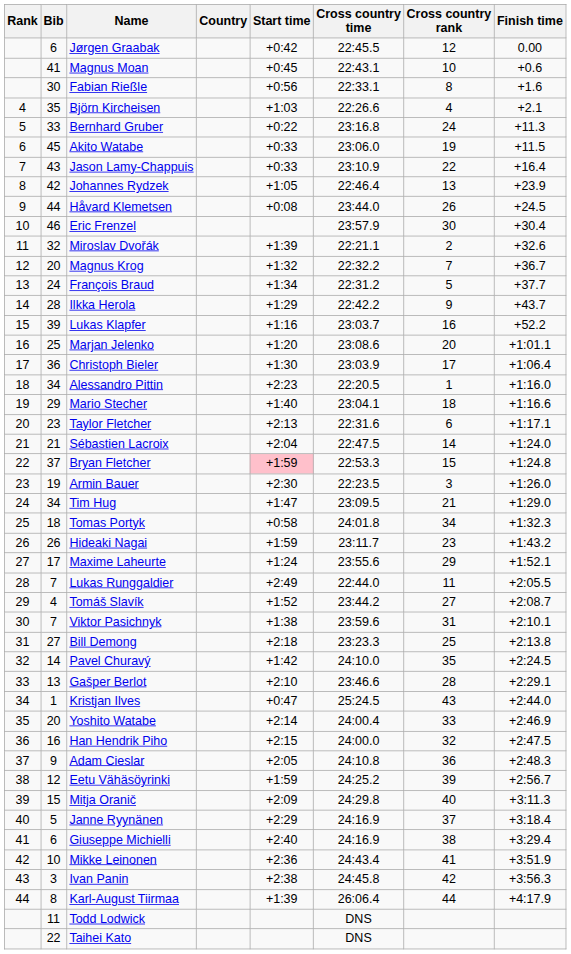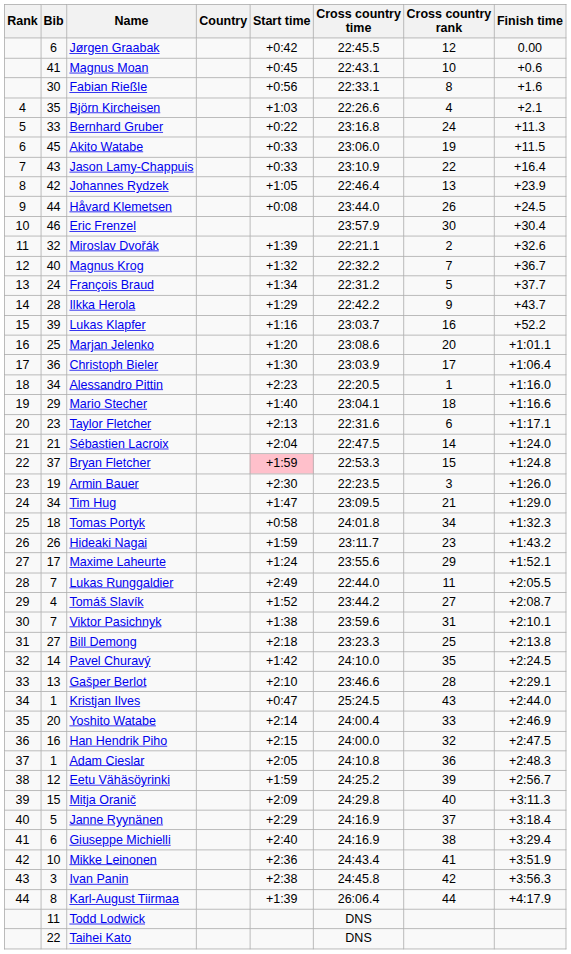(54, 265) 20 -> (54, 265) 40
(54, 760) 9 -> (54, 760) 1
